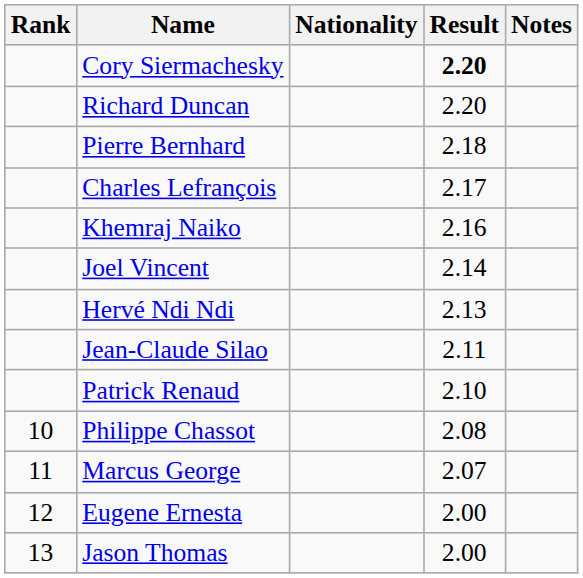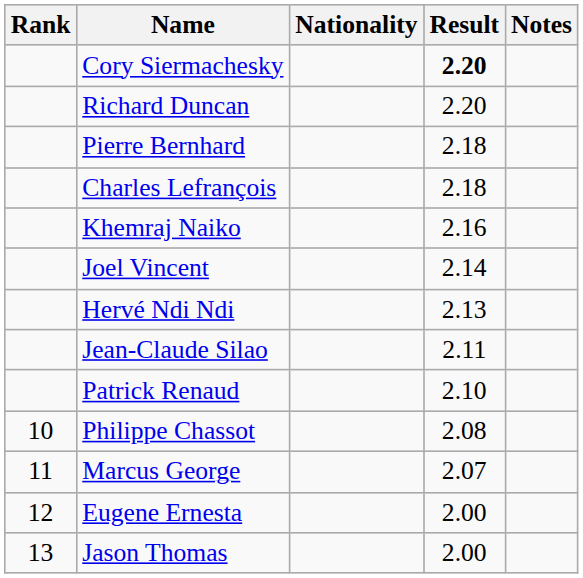(464, 187) 2.17 -> (464, 187) 2.18
